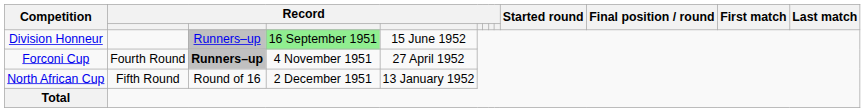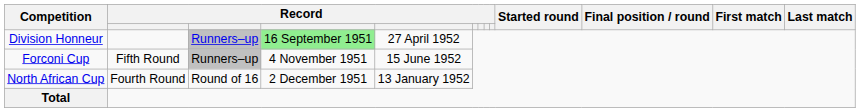(429, 39) 15 June 1952 -> (424, 39) 27 April 1952
(148, 59) Fourth Round -> (148, 59) Fifth Round
(227, 59) bold -> (225, 59) normal
(428, 59) 27 April 1952 -> (424, 59) 15 June 1952
(148, 78) Fifth Round -> (148, 78) Fourth Round
